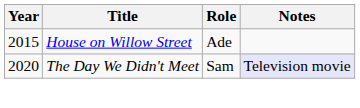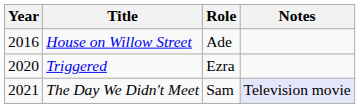(24, 41) 2015 -> (24, 41) 2016
+ row: (77, 66)
(24, 66) 2020 -> (24, 90) 2021
